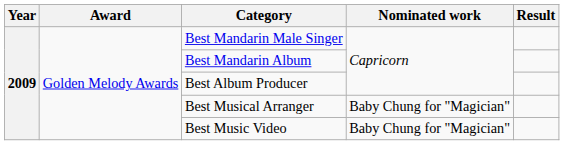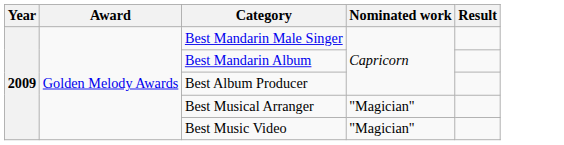(430, 106) Baby Chung for "Magician" -> (382, 106) "Magician"
(430, 128) Baby Chung for "Magician" -> (382, 128) "Magician"
